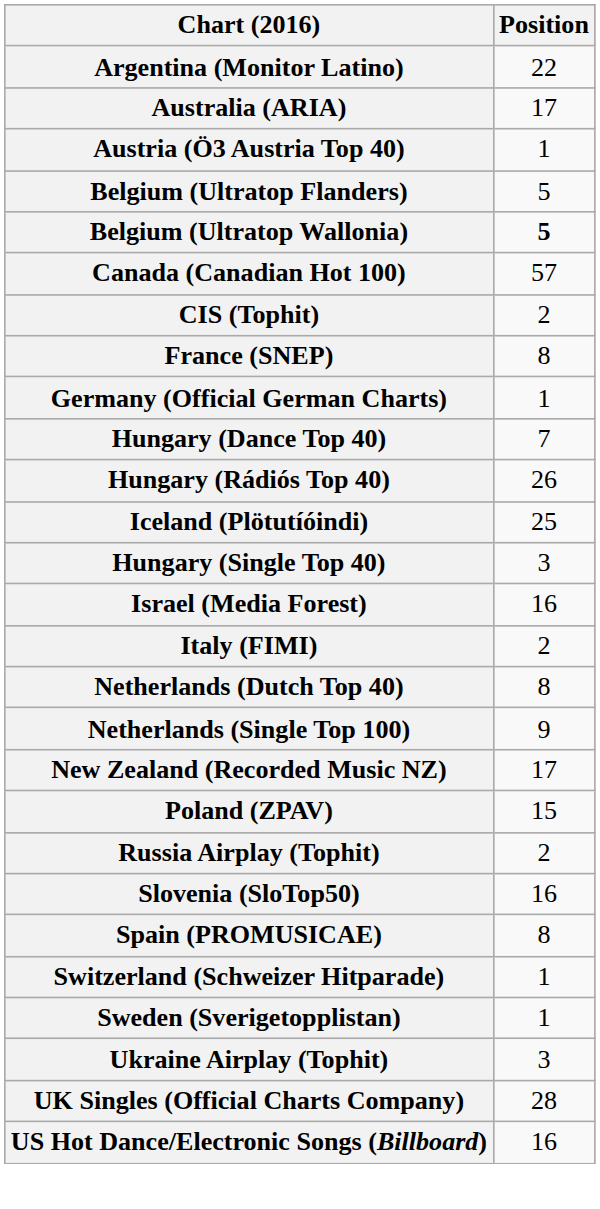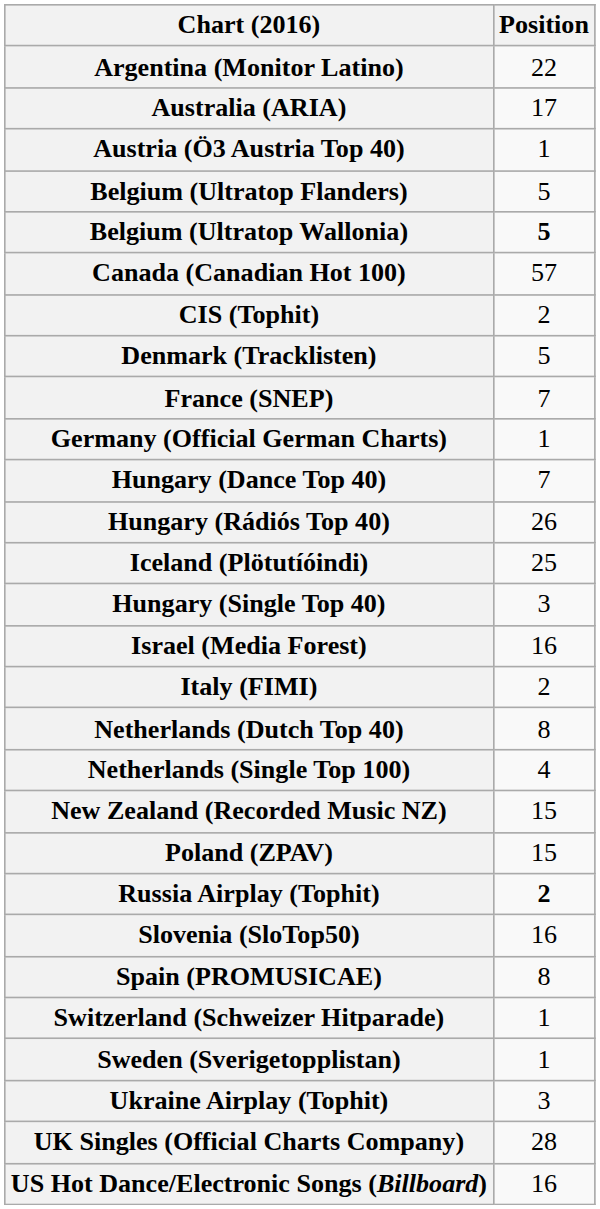+ row: (249, 356)
(544, 356) 8 -> (544, 397) 7
(544, 728) 9 -> (544, 769) 4
(544, 769) 17 -> (544, 811) 15
(544, 852) normal -> (544, 893) bold
